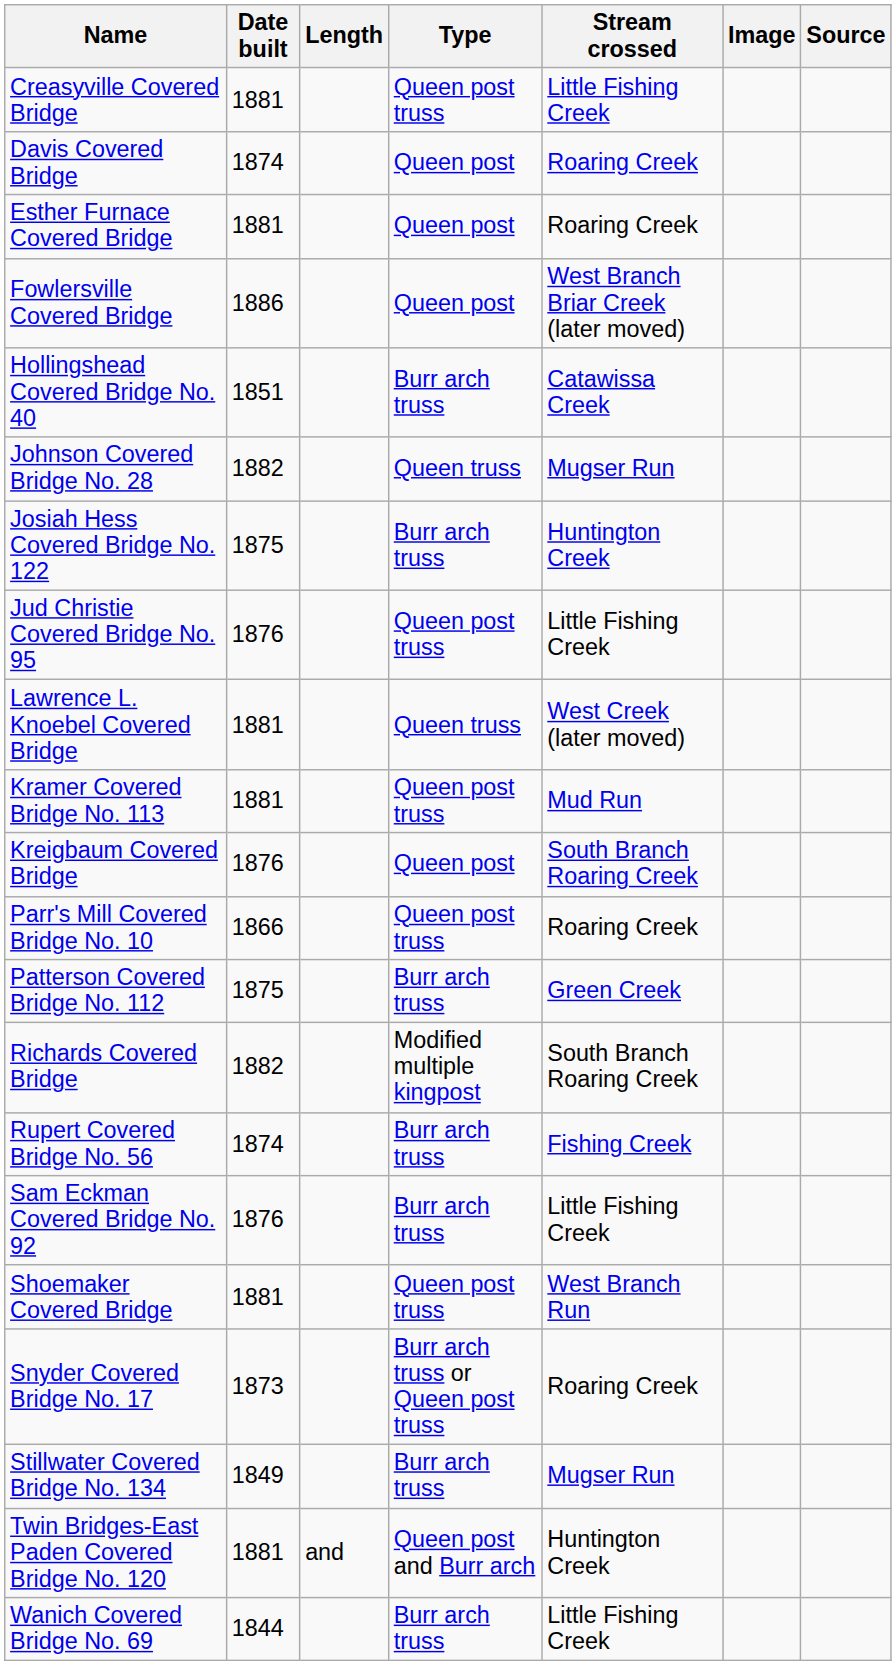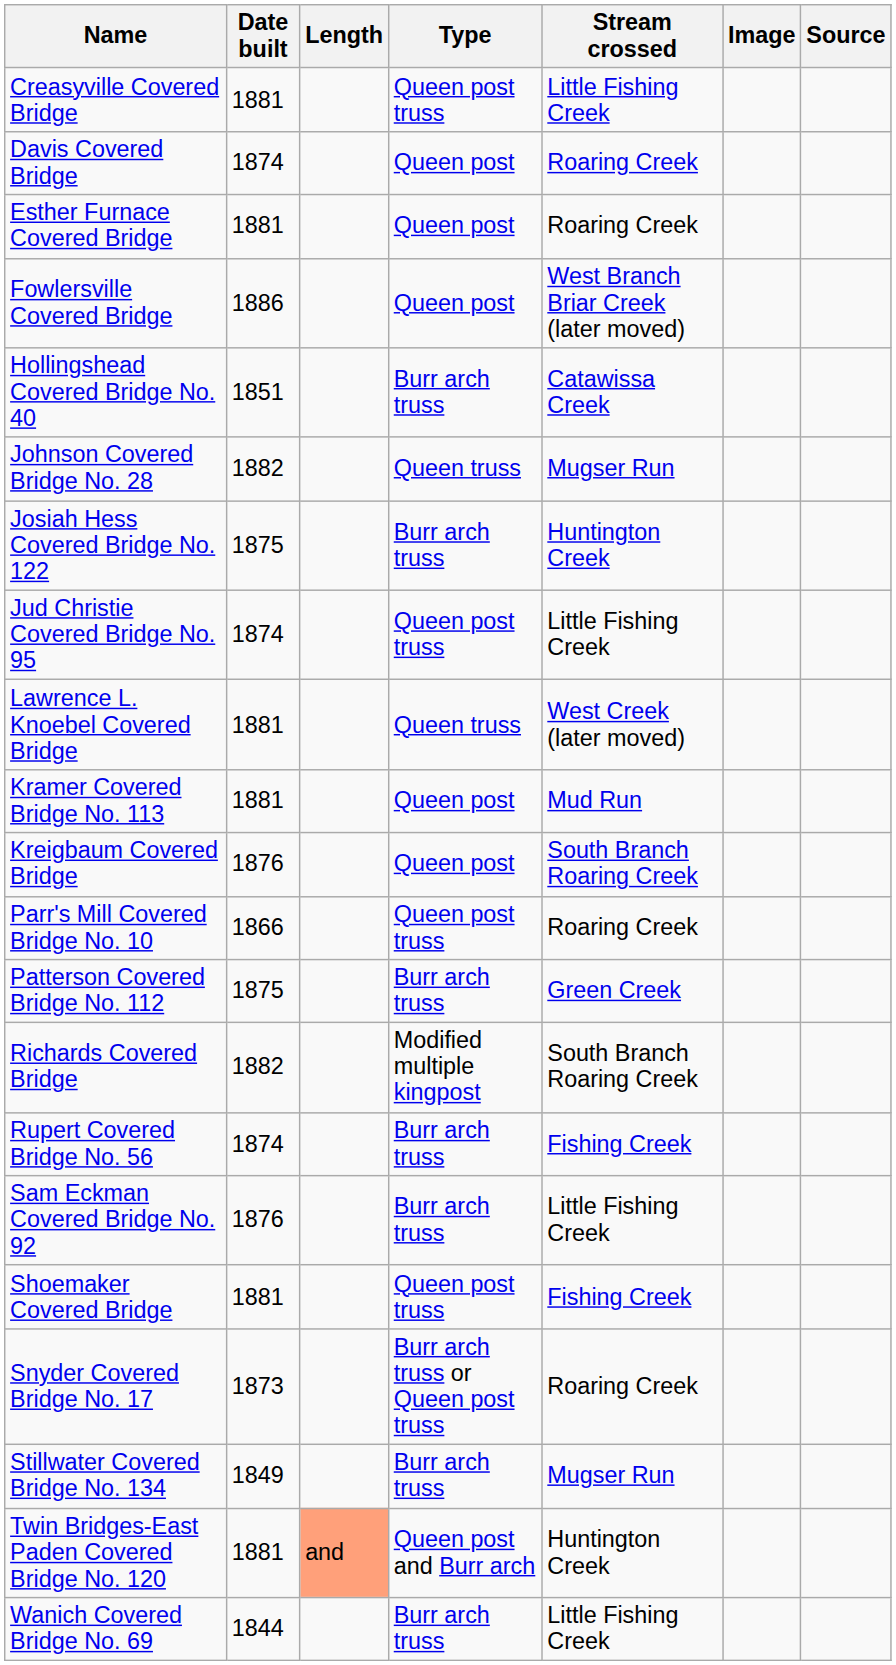(258, 634) 1876 -> (258, 634) 1874
(454, 800) Queen post truss -> (454, 800) Queen post
(614, 1296) West Branch Run -> (619, 1296) Fishing Creek
(325, 1552) no background -> (325, 1552) lightsalmon background
